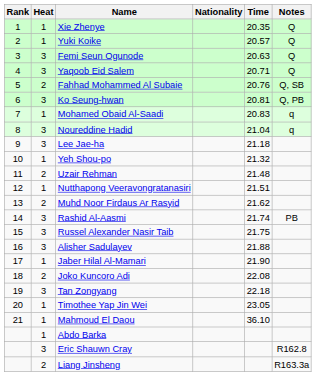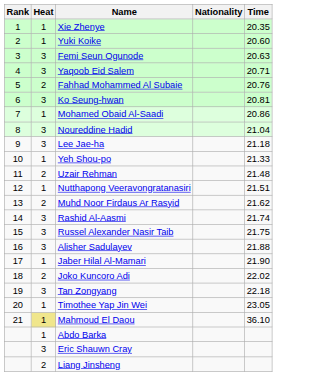- column: (292, 12)
(258, 41) 20.57 -> (258, 41) 20.60
(258, 115) 20.83 -> (258, 115) 20.86
(258, 159) 21.32 -> (258, 159) 21.33
(258, 276) 22.08 -> (258, 276) 22.02
(43, 320) no background -> (43, 320) khaki background
